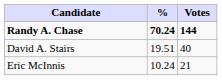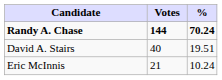columns swapped: (197, 13) <-> (162, 13)
